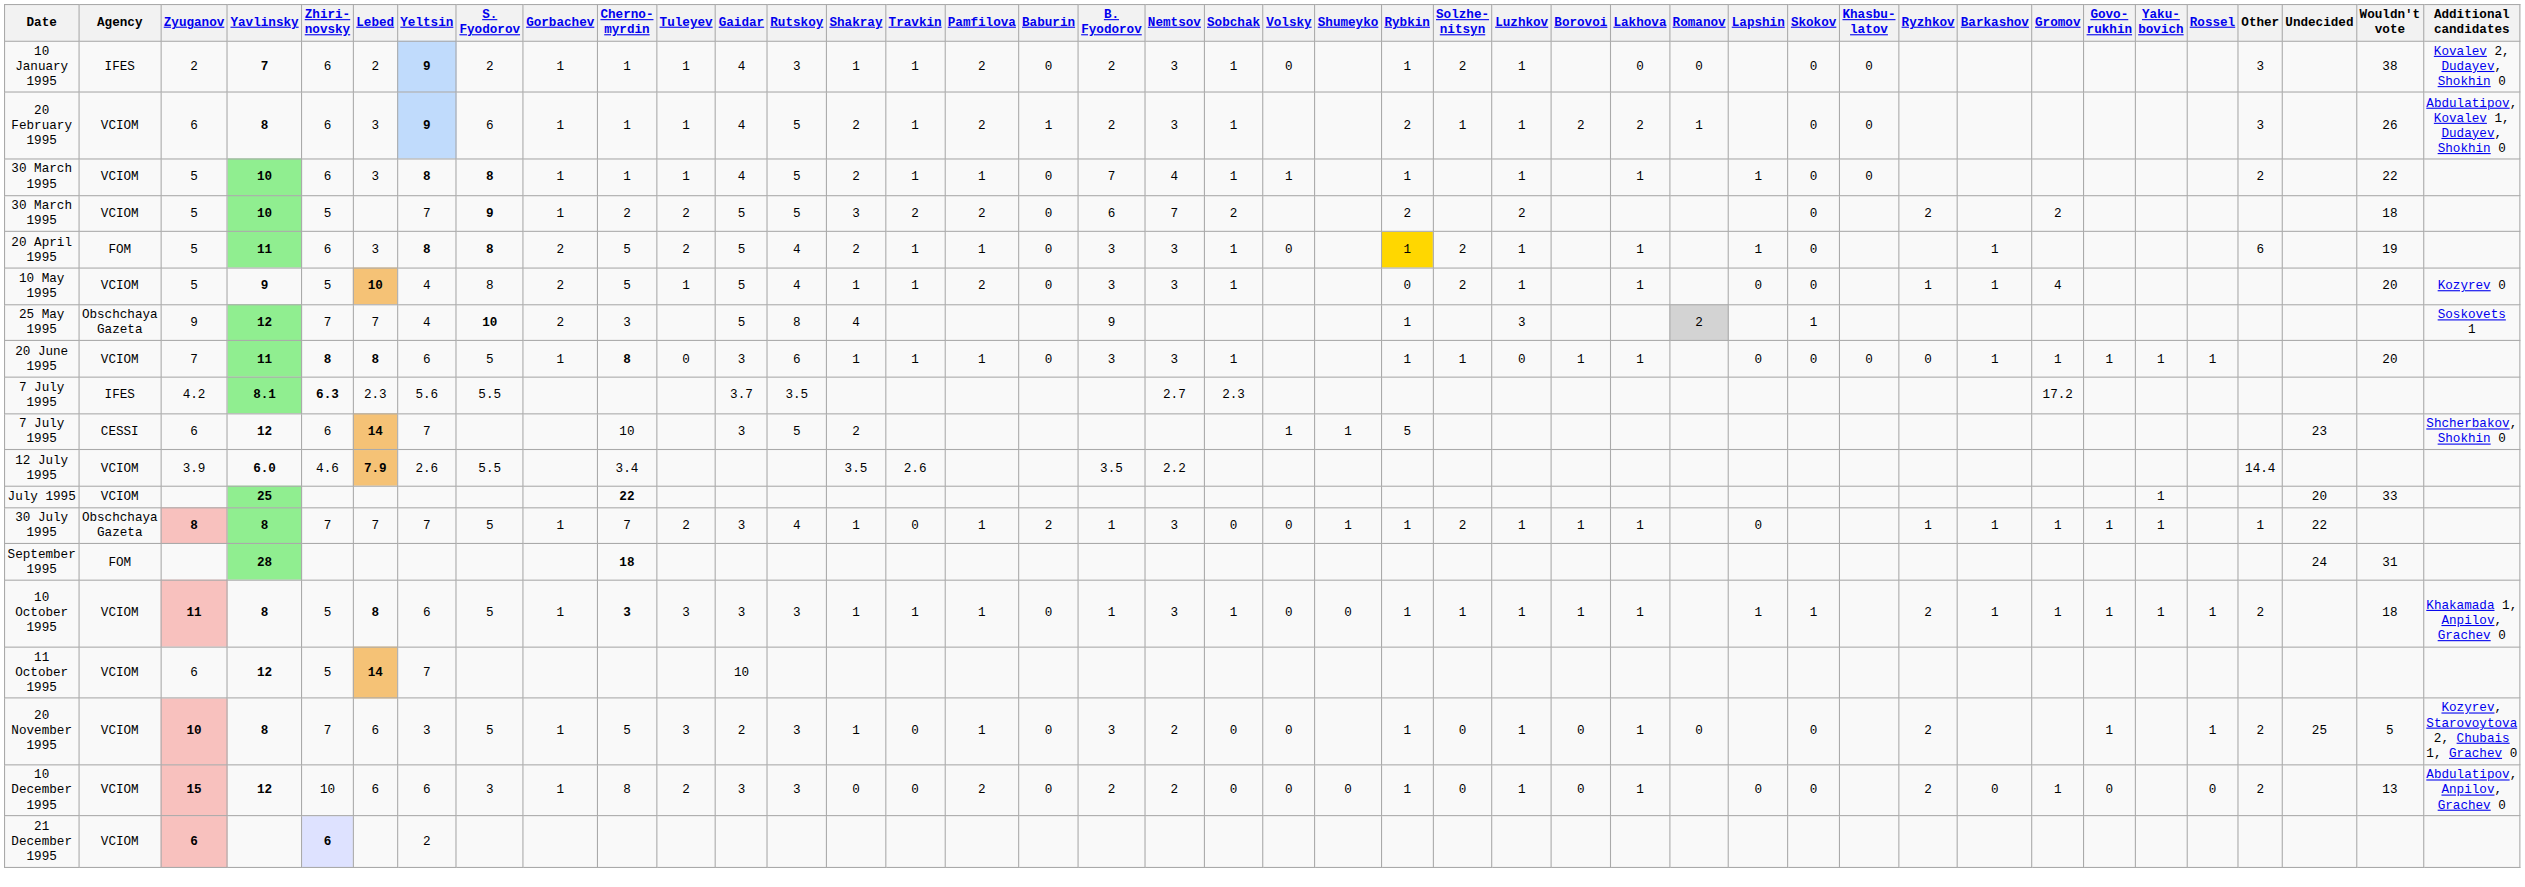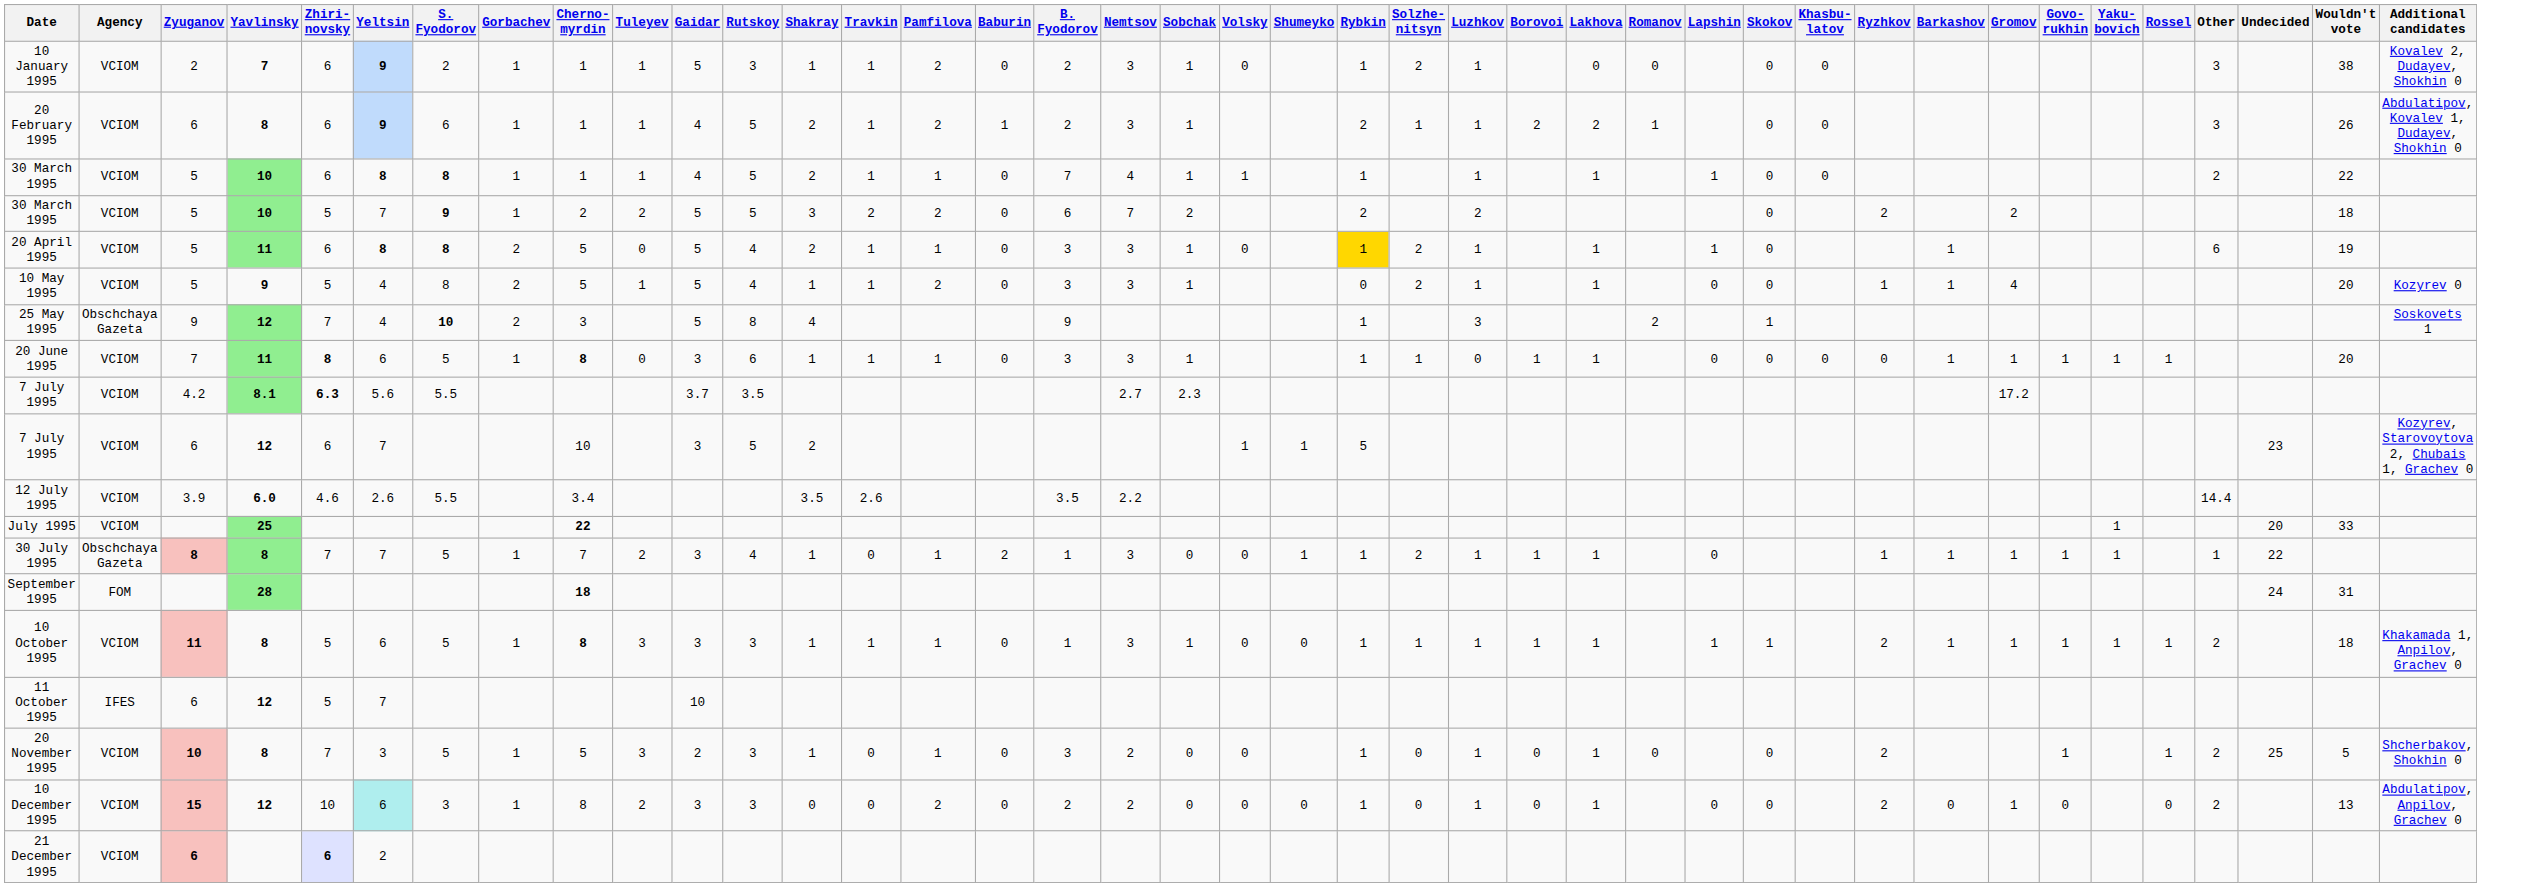- column: (375, 22)
(120, 66) IFES -> (120, 66) VCIOM
(741, 66) 4 -> (697, 66) 5
(120, 250) FOM -> (120, 250) VCIOM
(686, 250) 2 -> (642, 250) 0
(1699, 322) lightgrey background -> (1655, 322) no background
(120, 395) IFES -> (120, 395) VCIOM
(120, 431) CESSI -> (120, 446) VCIOM
(2472, 431) Shcherbakov, Shokhin 0 -> (2428, 446) Kozyrev, Starovoytova 2, Chubais 1, Grachev 0
(627, 613) 3 -> (583, 643) 8
(120, 672) VCIOM -> (120, 702) IFES
(2472, 731) Kozyrev, Starovoytova 2, Chubais 1, Grachev 0 -> (2428, 754) Shcherbakov, Shokhin 0
(427, 790) no background -> (383, 805) paleturquoise background
